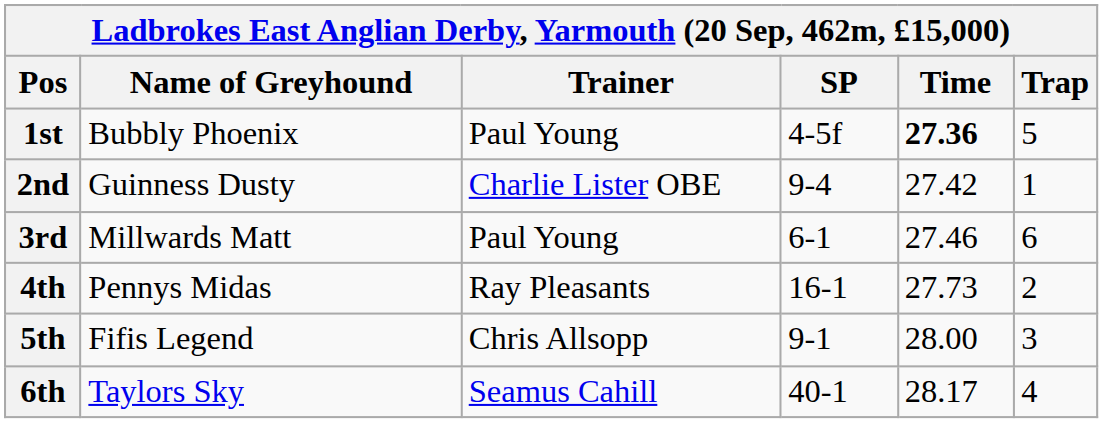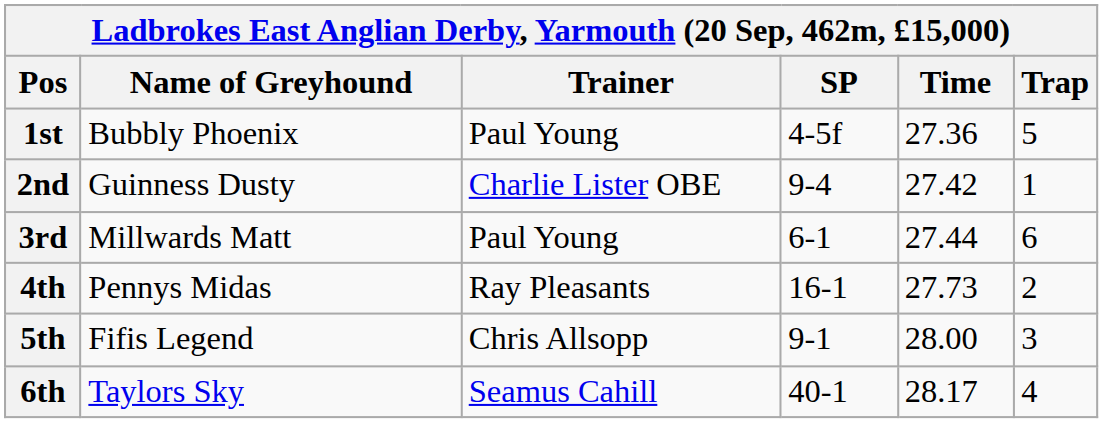(941, 133) bold -> (941, 133) normal
(941, 236) 27.46 -> (941, 236) 27.44
